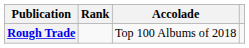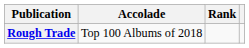columns swapped: (176, 14) <-> (95, 14)
